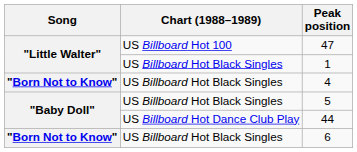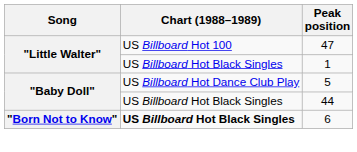- row: (327, 82)
(203, 100) US Billboard Hot Black Singles -> (211, 82) US Billboard Hot Dance Club Play
(211, 119) US Billboard Hot Dance Club Play -> (203, 100) US Billboard Hot Black Singles
(203, 138) normal -> (209, 119) bold
